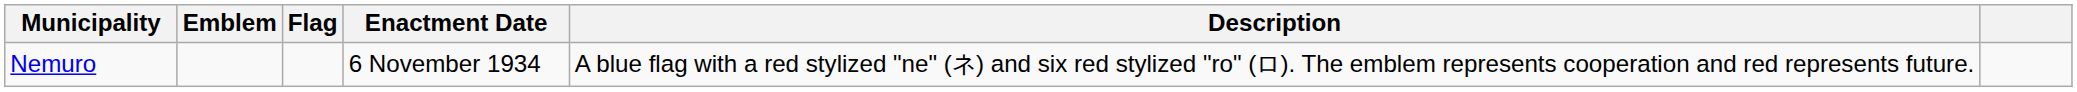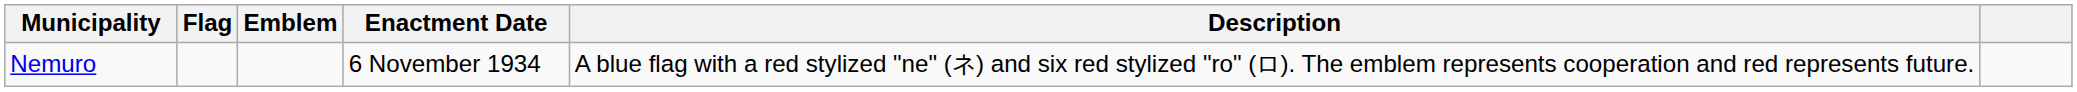columns swapped: (313, 23) <-> (230, 23)
